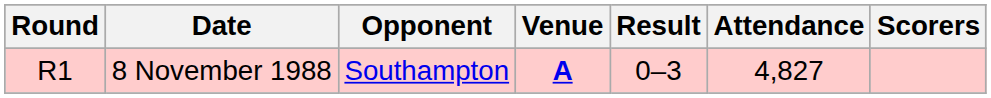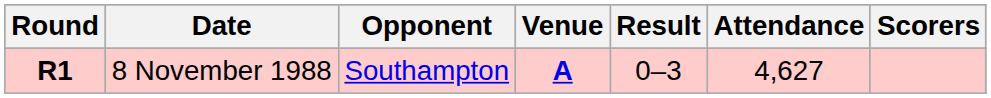(55, 70) normal -> (55, 70) bold
(789, 70) 4,827 -> (789, 70) 4,627
